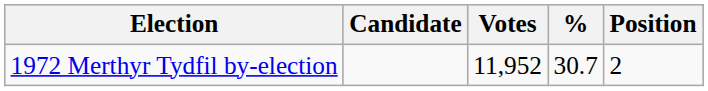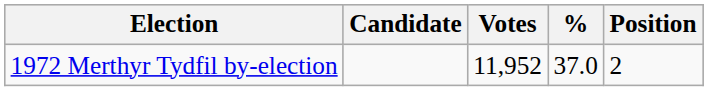(576, 64) 30.7 -> (576, 64) 37.0
